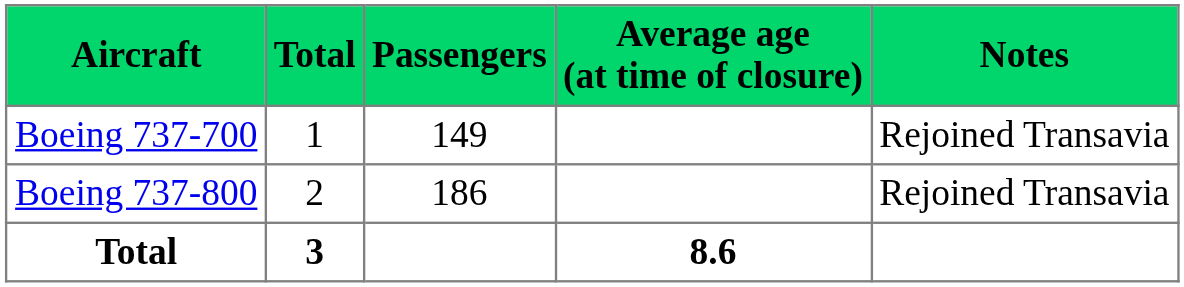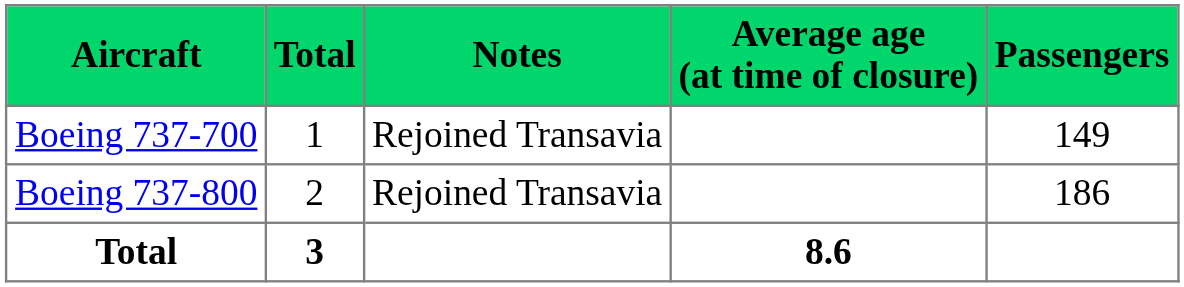columns swapped: (459, 54) <-> (1024, 54)
